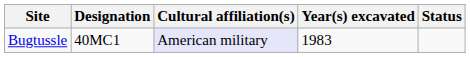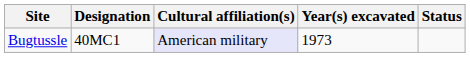(317, 40) 1983 -> (317, 40) 1973
